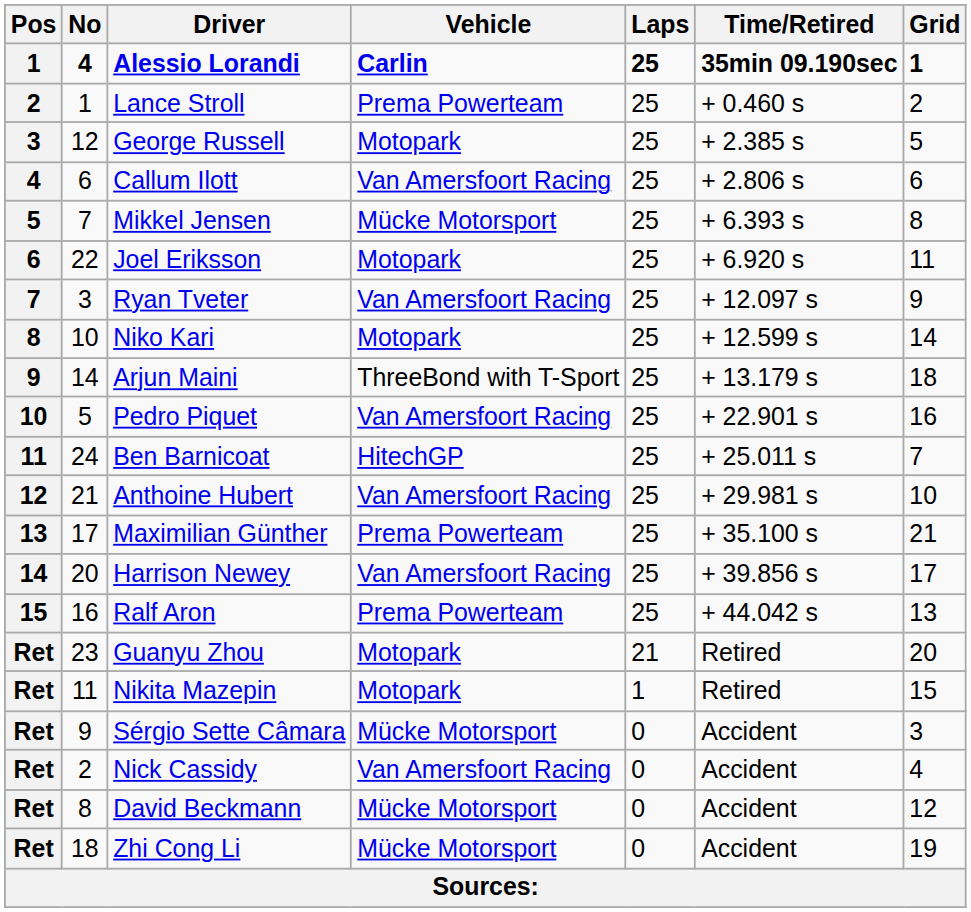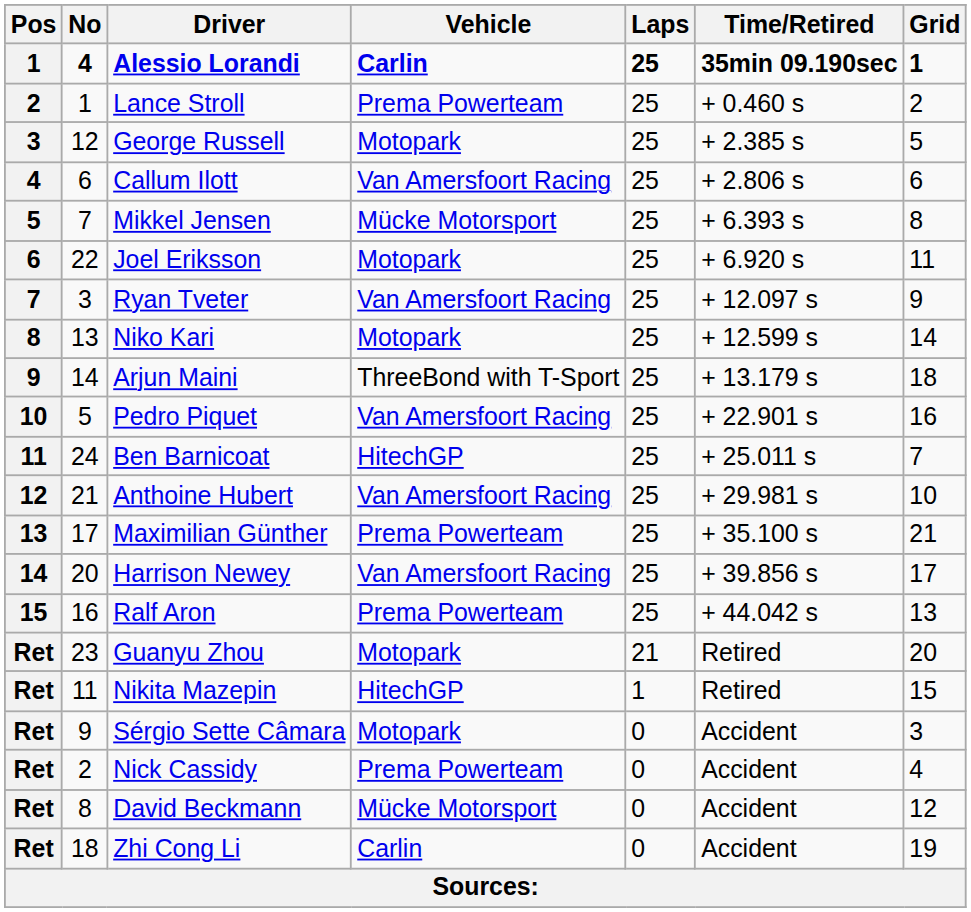(85, 338) 10 -> (85, 338) 13
(409, 691) Motopark -> (410, 691) HitechGP
(457, 730) Mücke Motorsport -> (409, 730) Motopark
(484, 770) Van Amersfoort Racing -> (460, 770) Prema Powerteam
(457, 848) Mücke Motorsport -> (390, 848) Carlin
